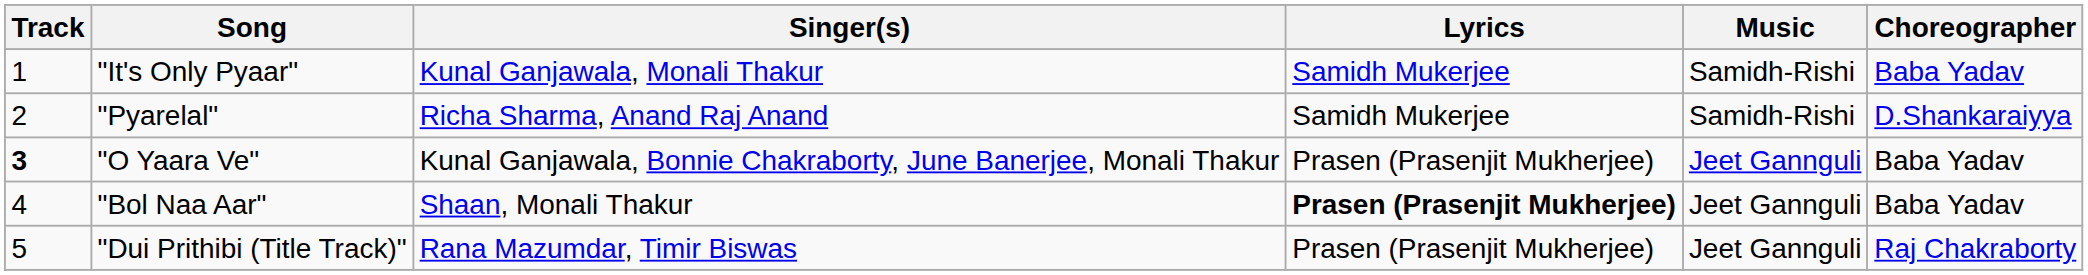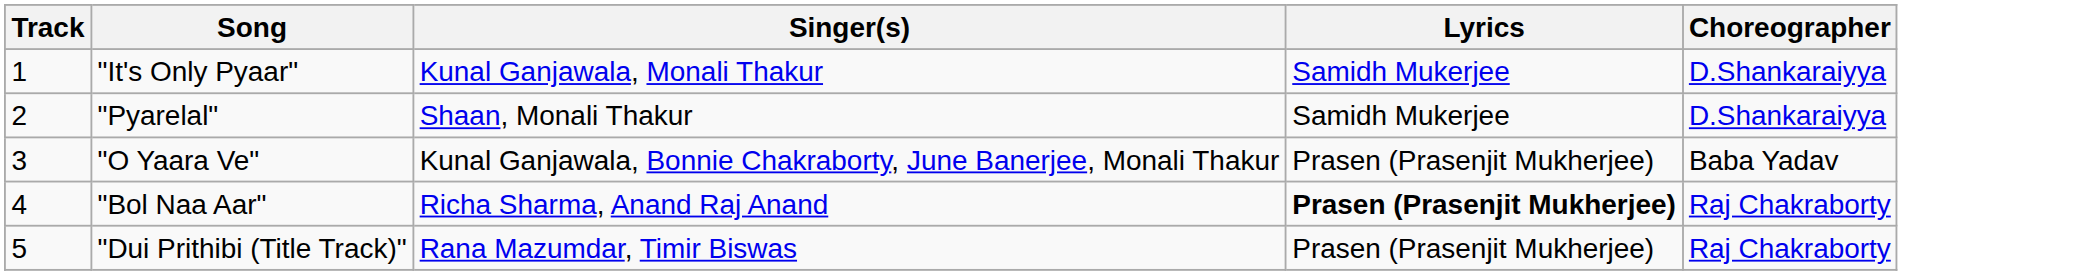- column: (1775, 27)
(1949, 72) Baba Yadav -> (1788, 72) D.Shankaraiyya
(624, 116) Richa Sharma, Anand Raj Anand -> (556, 116) Shaan, Monali Thakur
(19, 160) bold -> (19, 160) normal
(556, 204) Shaan, Monali Thakur -> (624, 204) Richa Sharma, Anand Raj Anand
(1949, 204) Baba Yadav -> (1790, 204) Raj Chakraborty
